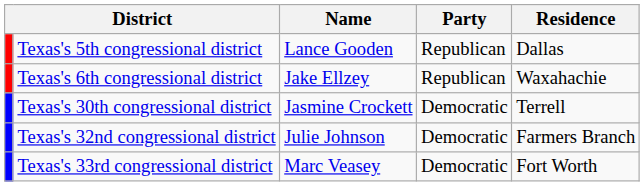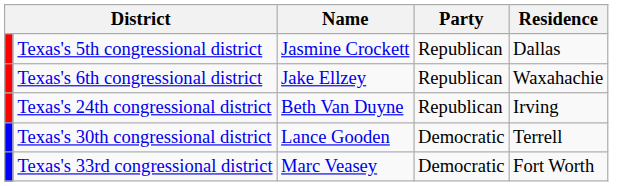(339, 48) Lance Gooden -> (345, 48) Jasmine Crockett
+ row: (144, 107)
(348, 107) Jasmine Crockett -> (335, 136) Lance Gooden
- row: (147, 136)
